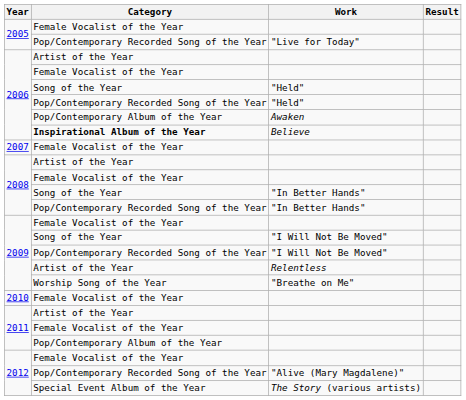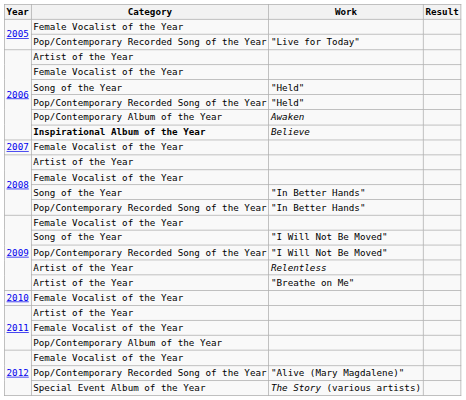(100, 283) Worship Song of the Year -> (83, 283) Artist of the Year
